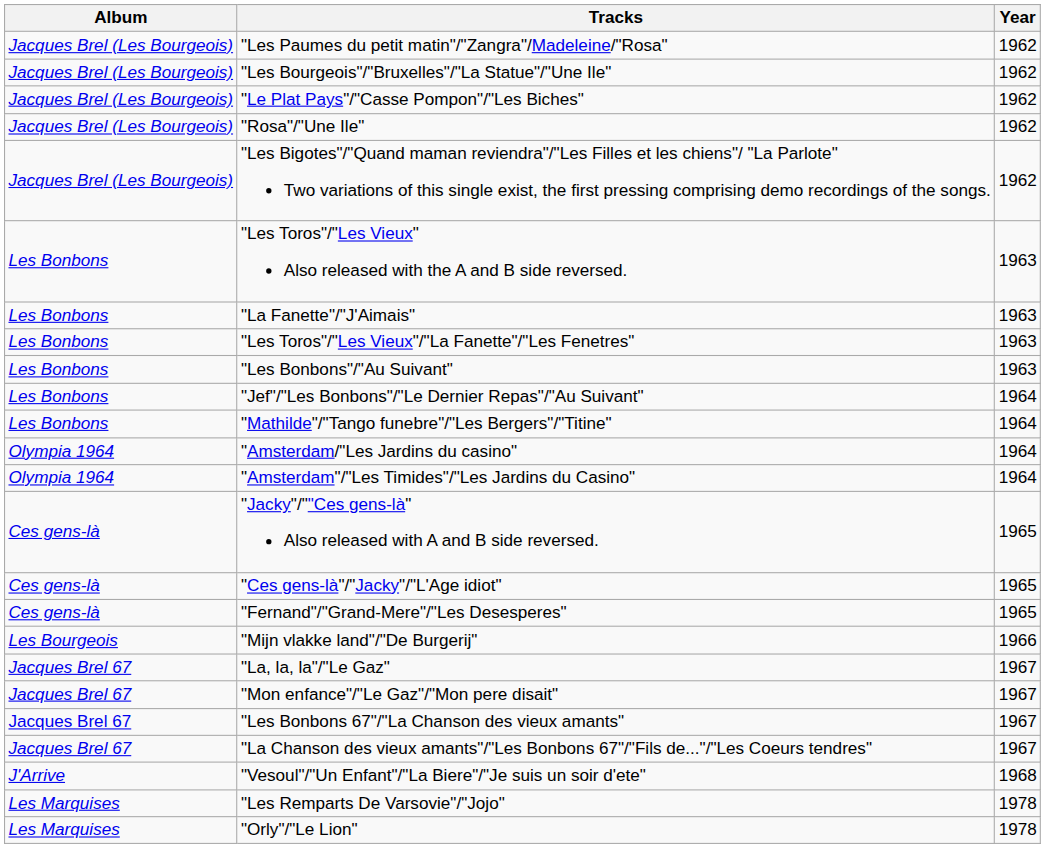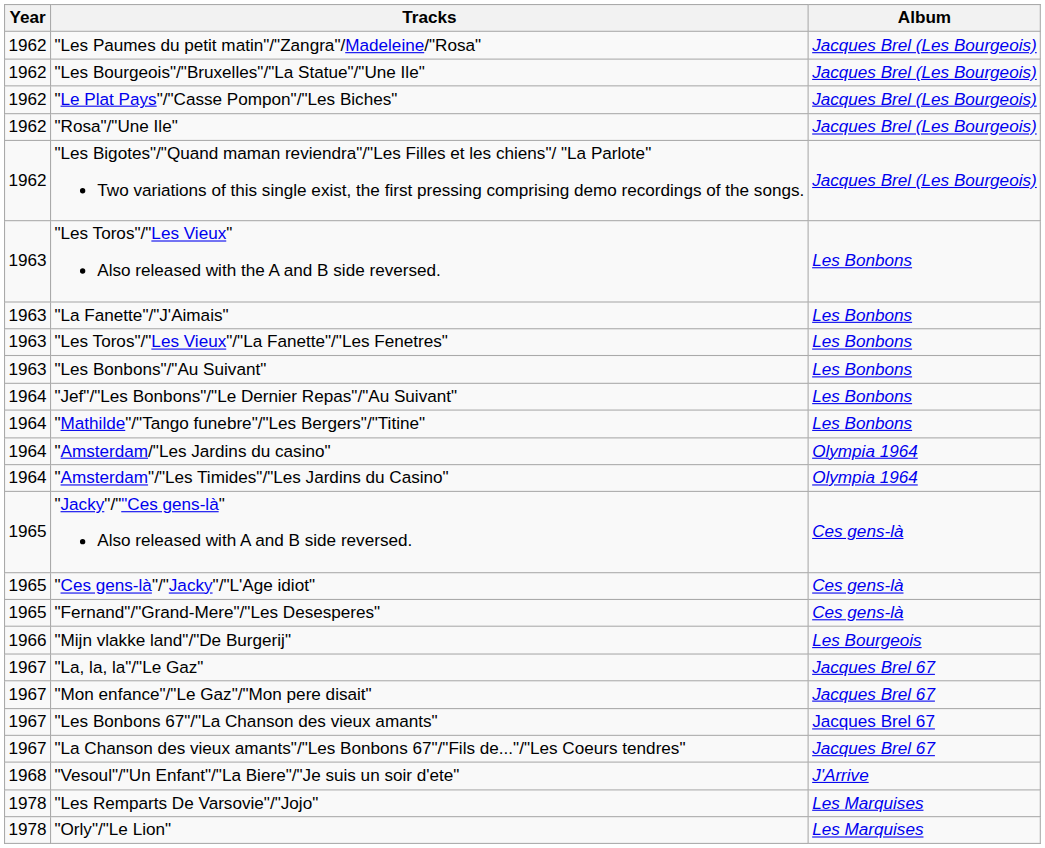columns swapped: (1018, 18) <-> (121, 18)
